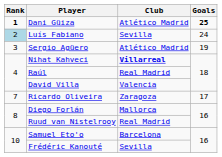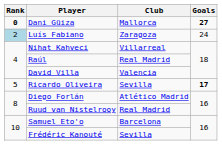(15, 23) 1 -> (15, 23) 0
(154, 23) Atlético Madrid -> (138, 23) Mallorca
(204, 23) 25 -> (204, 23) 27
(136, 36) Sevilla -> (138, 36) Zaragoza
- row: (58, 48)
(143, 60) bold -> (143, 48) normal
(15, 97) 7 -> (15, 85) 5
(138, 97) Zaragoza -> (136, 85) Sevilla
(204, 97) normal -> (204, 85) bold
(138, 110) Mallorca -> (154, 97) Atlético Madrid
